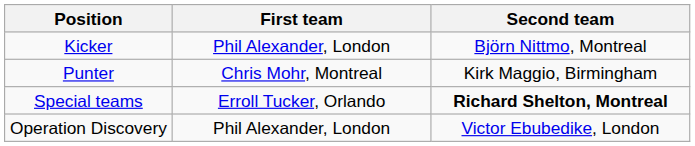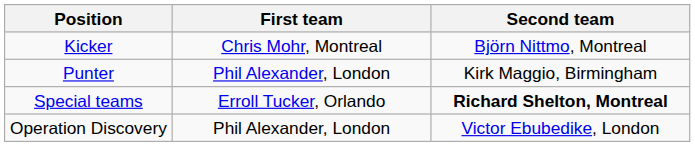(302, 46) Phil Alexander, London -> (302, 46) Chris Mohr, Montreal
(302, 73) Chris Mohr, Montreal -> (302, 73) Phil Alexander, London
